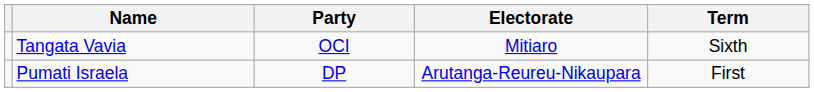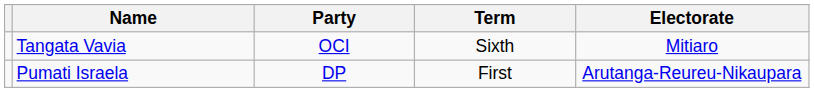columns swapped: (531, 18) <-> (728, 18)
